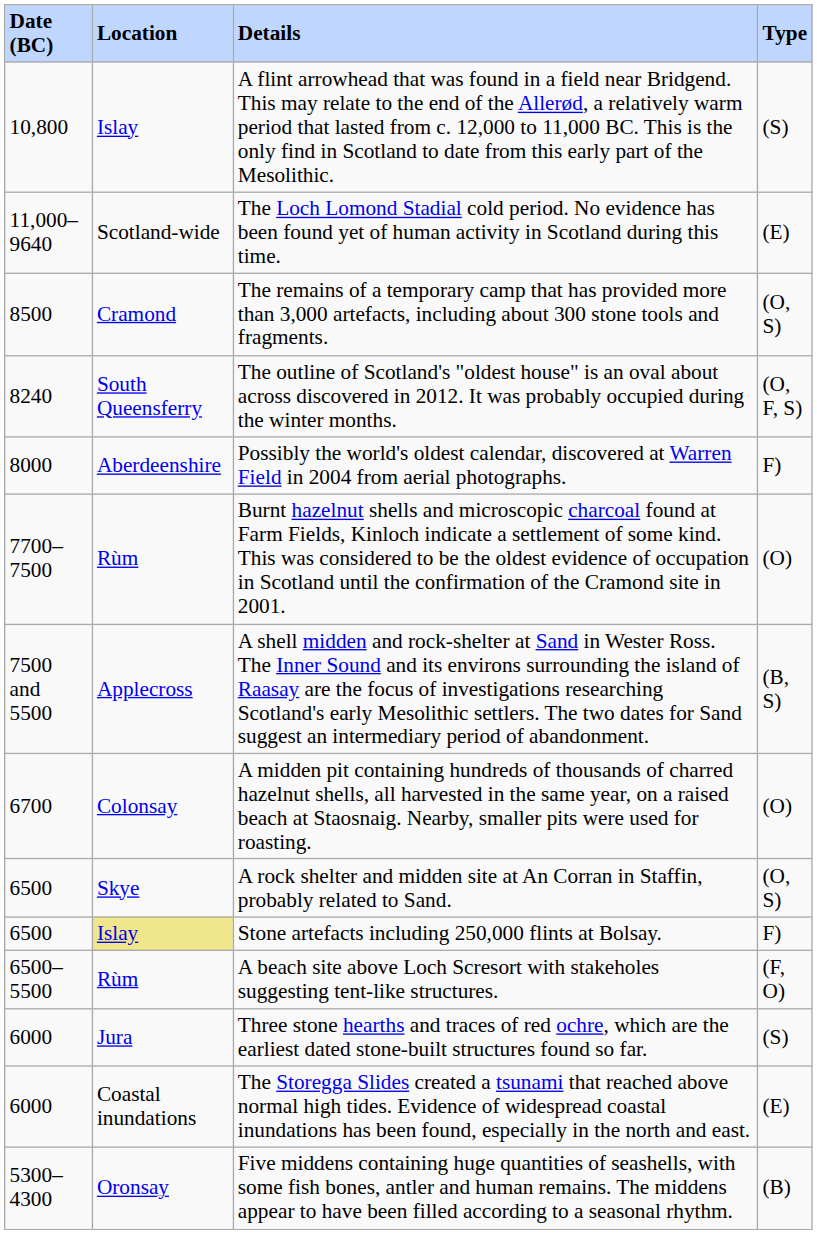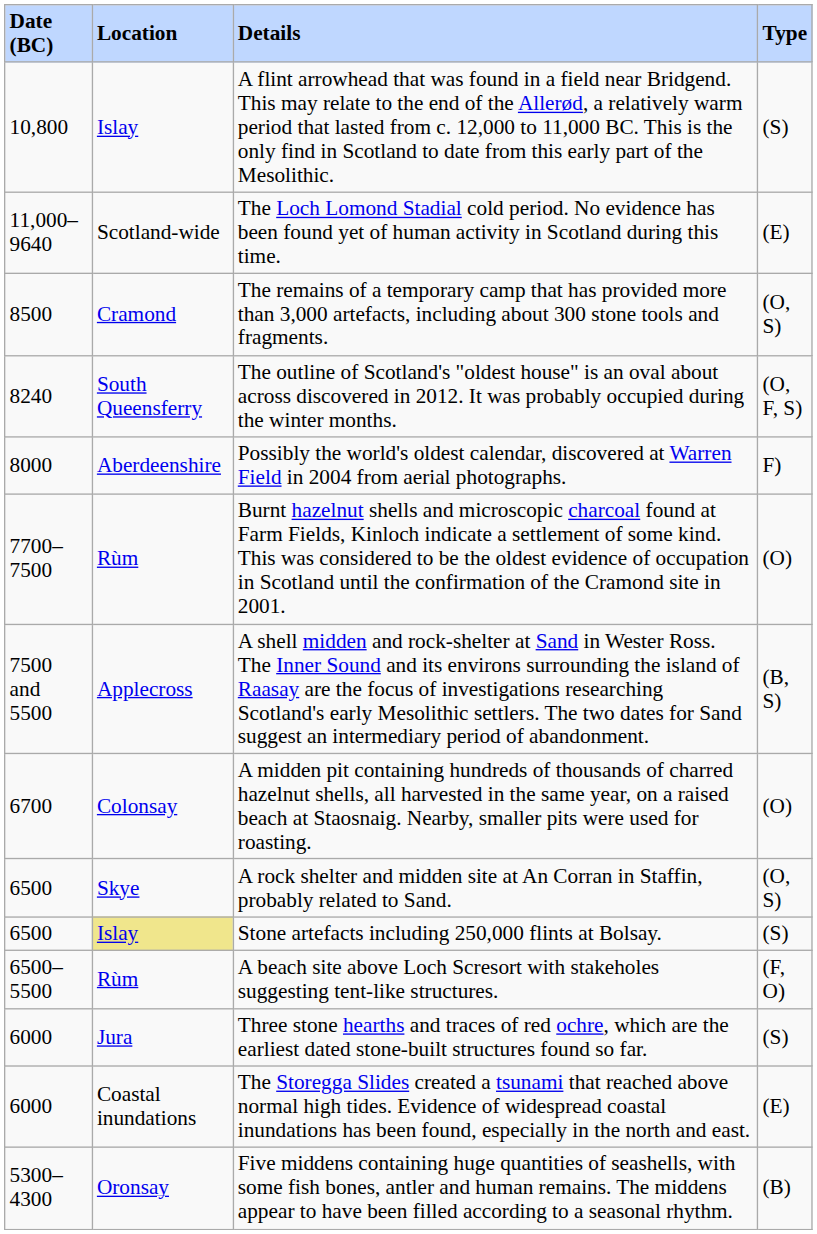(772, 933) F) -> (776, 933) (S)
